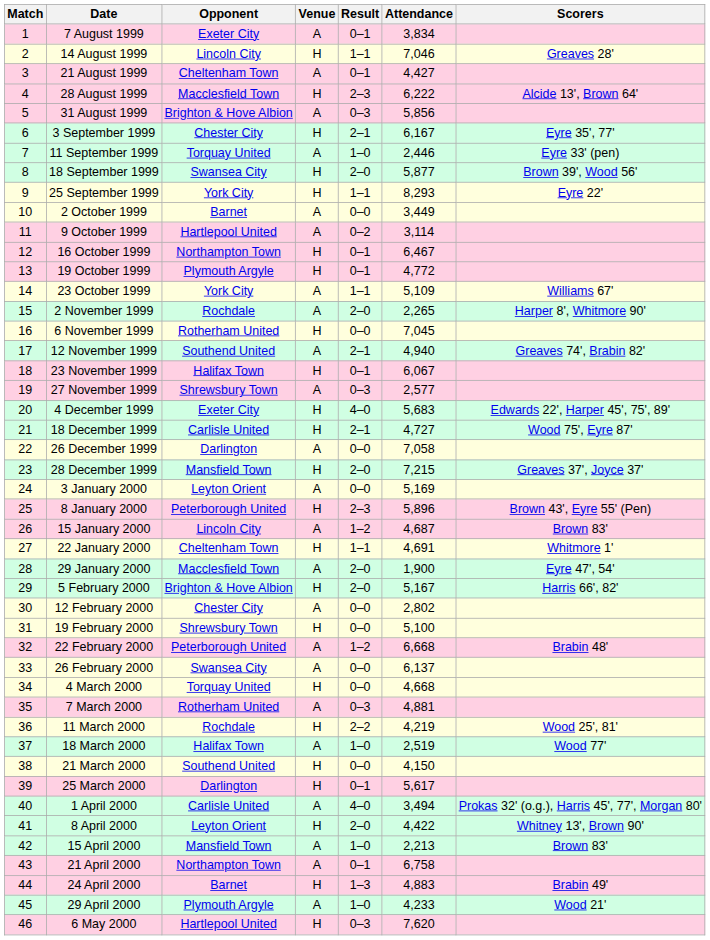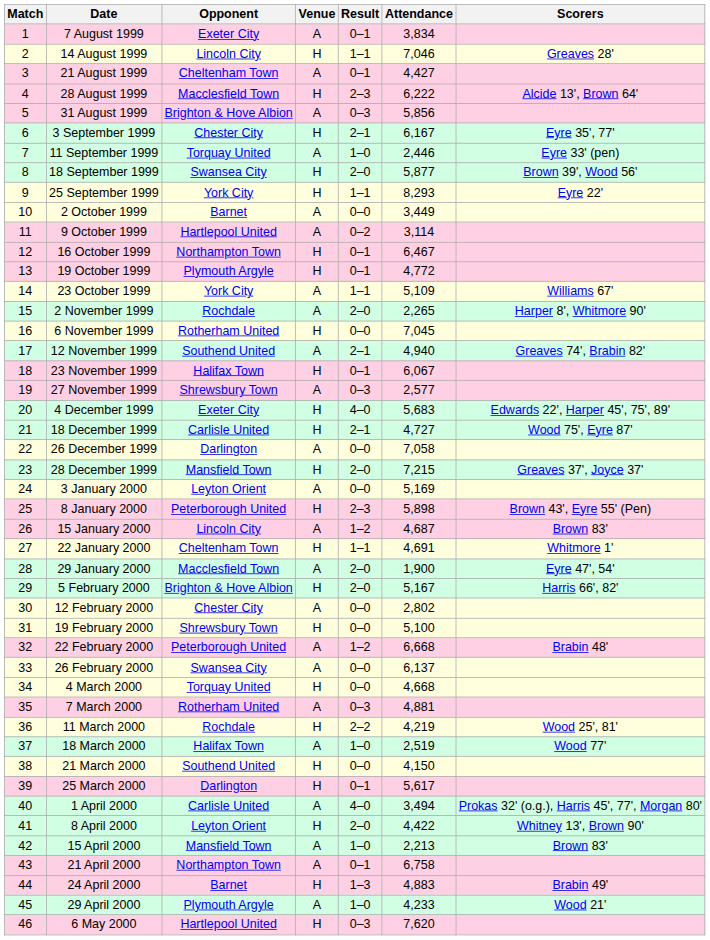(419, 509) 5,896 -> (419, 509) 5,898
